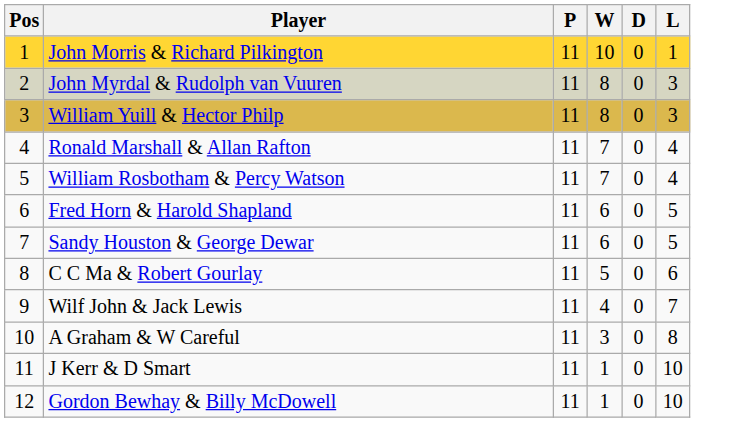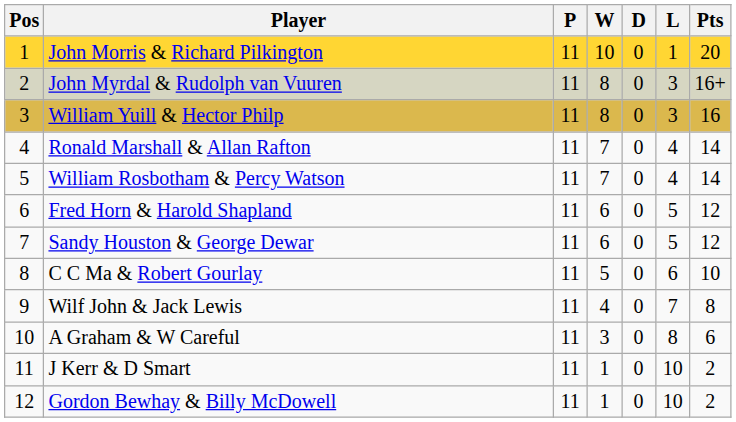+ column: (710, 20)
